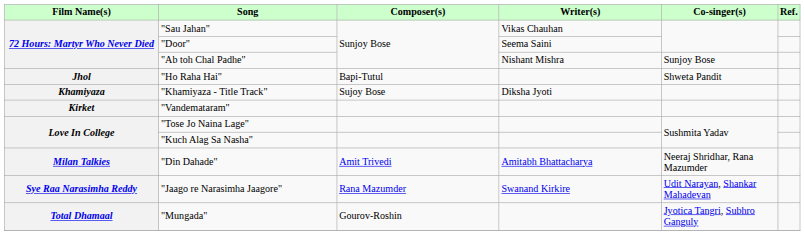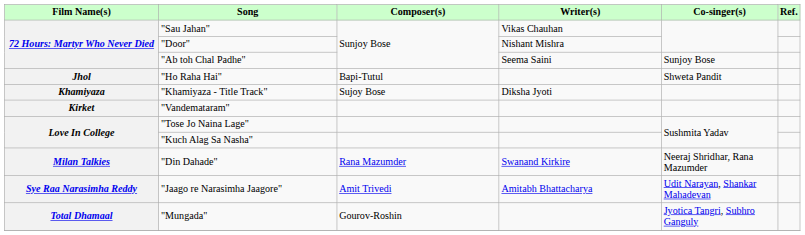(527, 44) Seema Saini -> (533, 44) Nishant Mishra
(533, 60) Nishant Mishra -> (527, 60) Seema Saini
(365, 162) Amit Trivedi -> (373, 162) Rana Mazumder
(547, 162) Amitabh Bhattacharya -> (536, 162) Swanand Kirkire
(373, 189) Rana Mazumder -> (365, 189) Amit Trivedi
(536, 189) Swanand Kirkire -> (547, 189) Amitabh Bhattacharya
